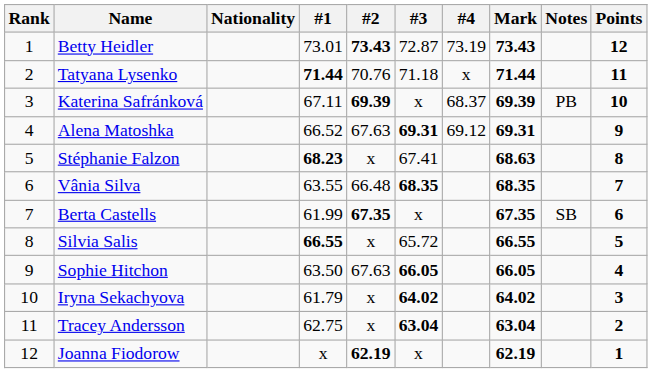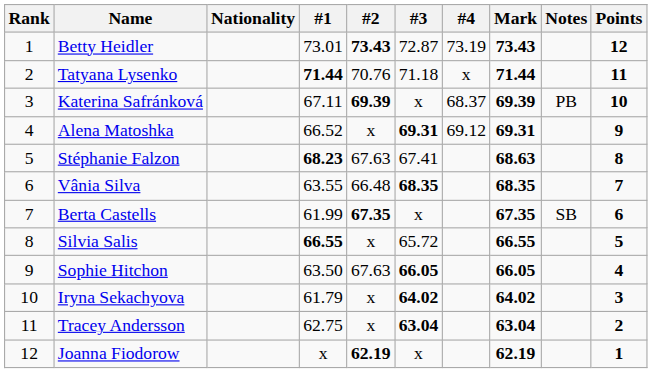(371, 130) 67.63 -> (371, 130) x
(371, 158) x -> (371, 158) 67.63
